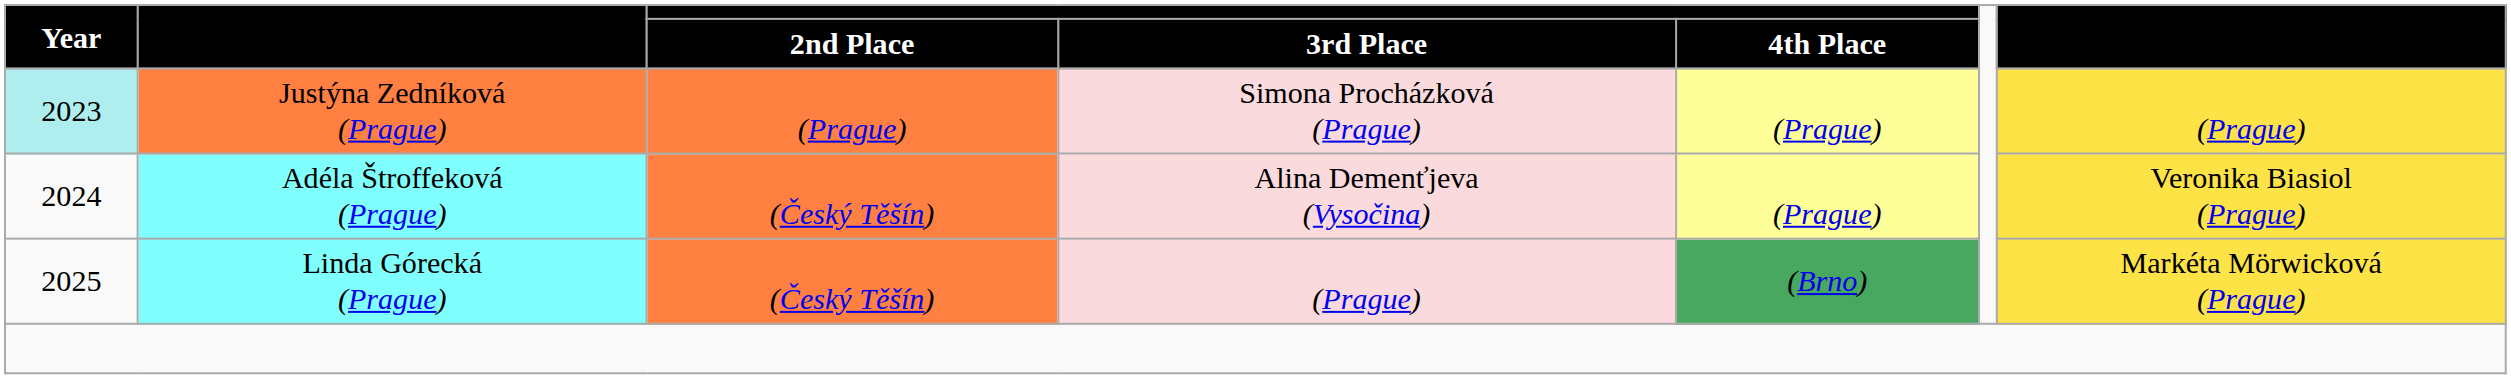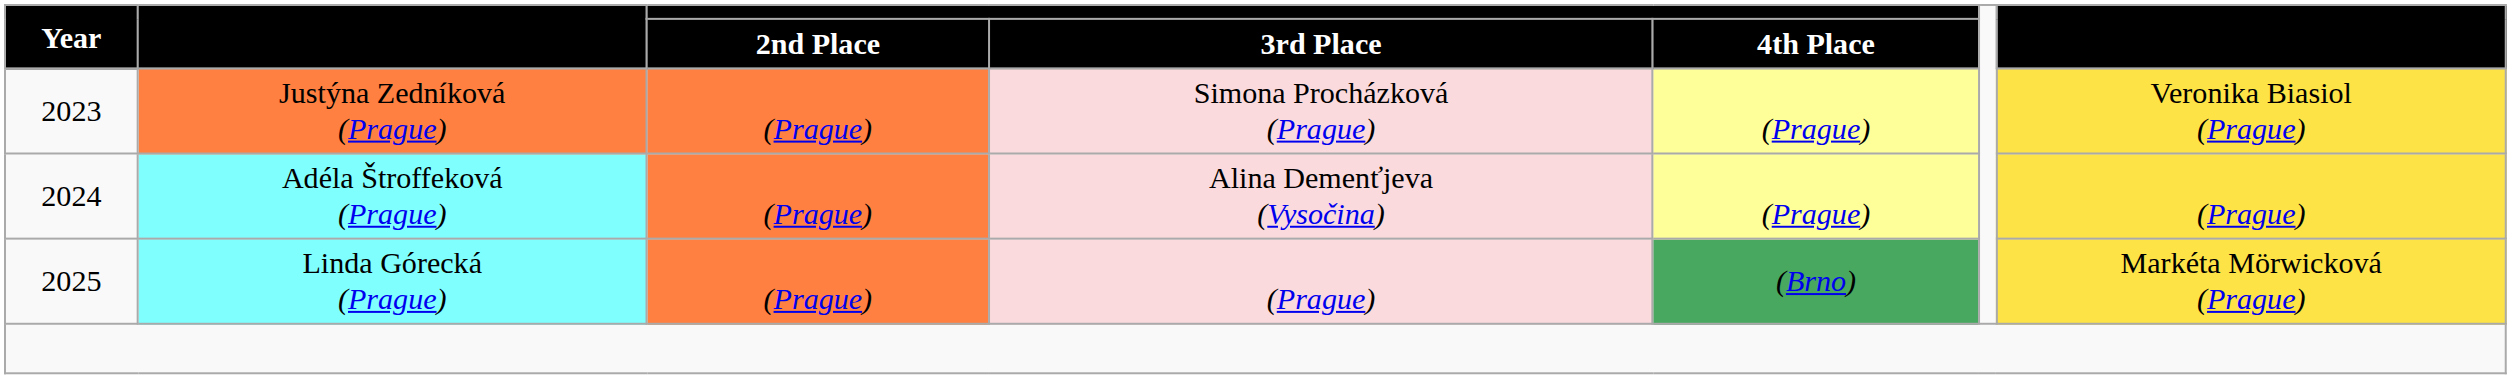(71, 110) paleturquoise background -> (71, 110) no background
(2251, 128) (Prague) -> (2251, 110) Veronika Biasiol (Prague)
(852, 214) (Český Těšín) -> (818, 214) (Prague)
(2251, 196) Veronika Biasiol (Prague) -> (2251, 214) (Prague)
(852, 299) (Český Těšín) -> (818, 299) (Prague)
